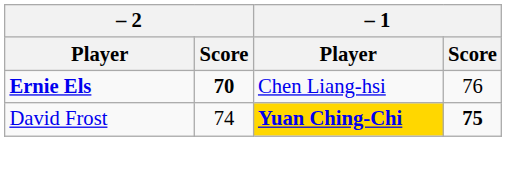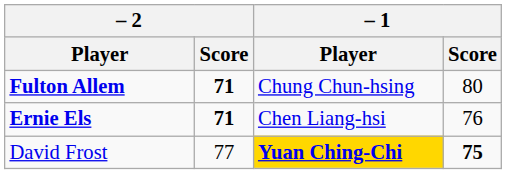+ row: (67, 86)
(224, 86) 70 -> (224, 119) 71
(224, 119) 74 -> (224, 151) 77
